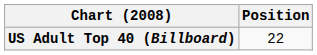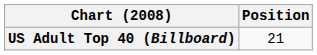(276, 39) 22 -> (276, 39) 21
